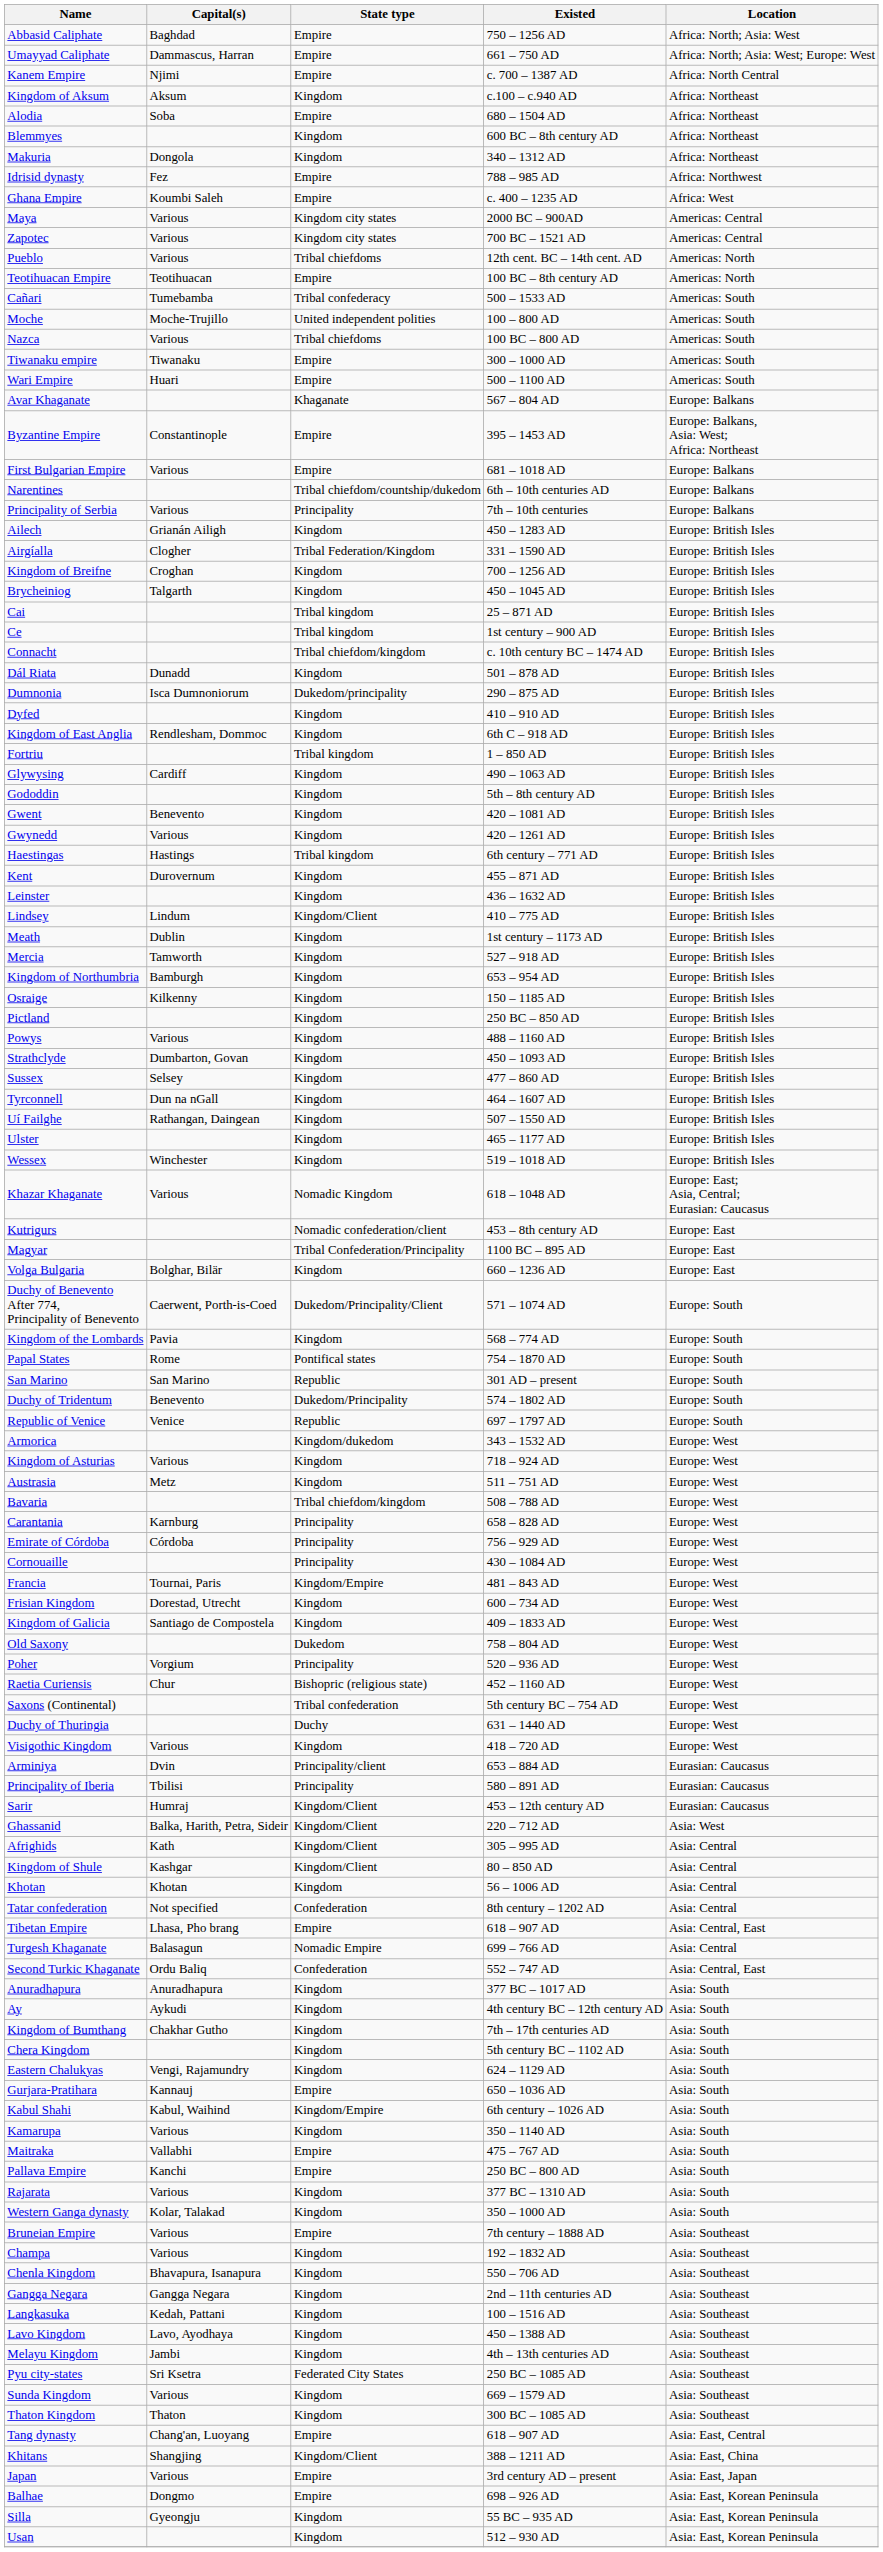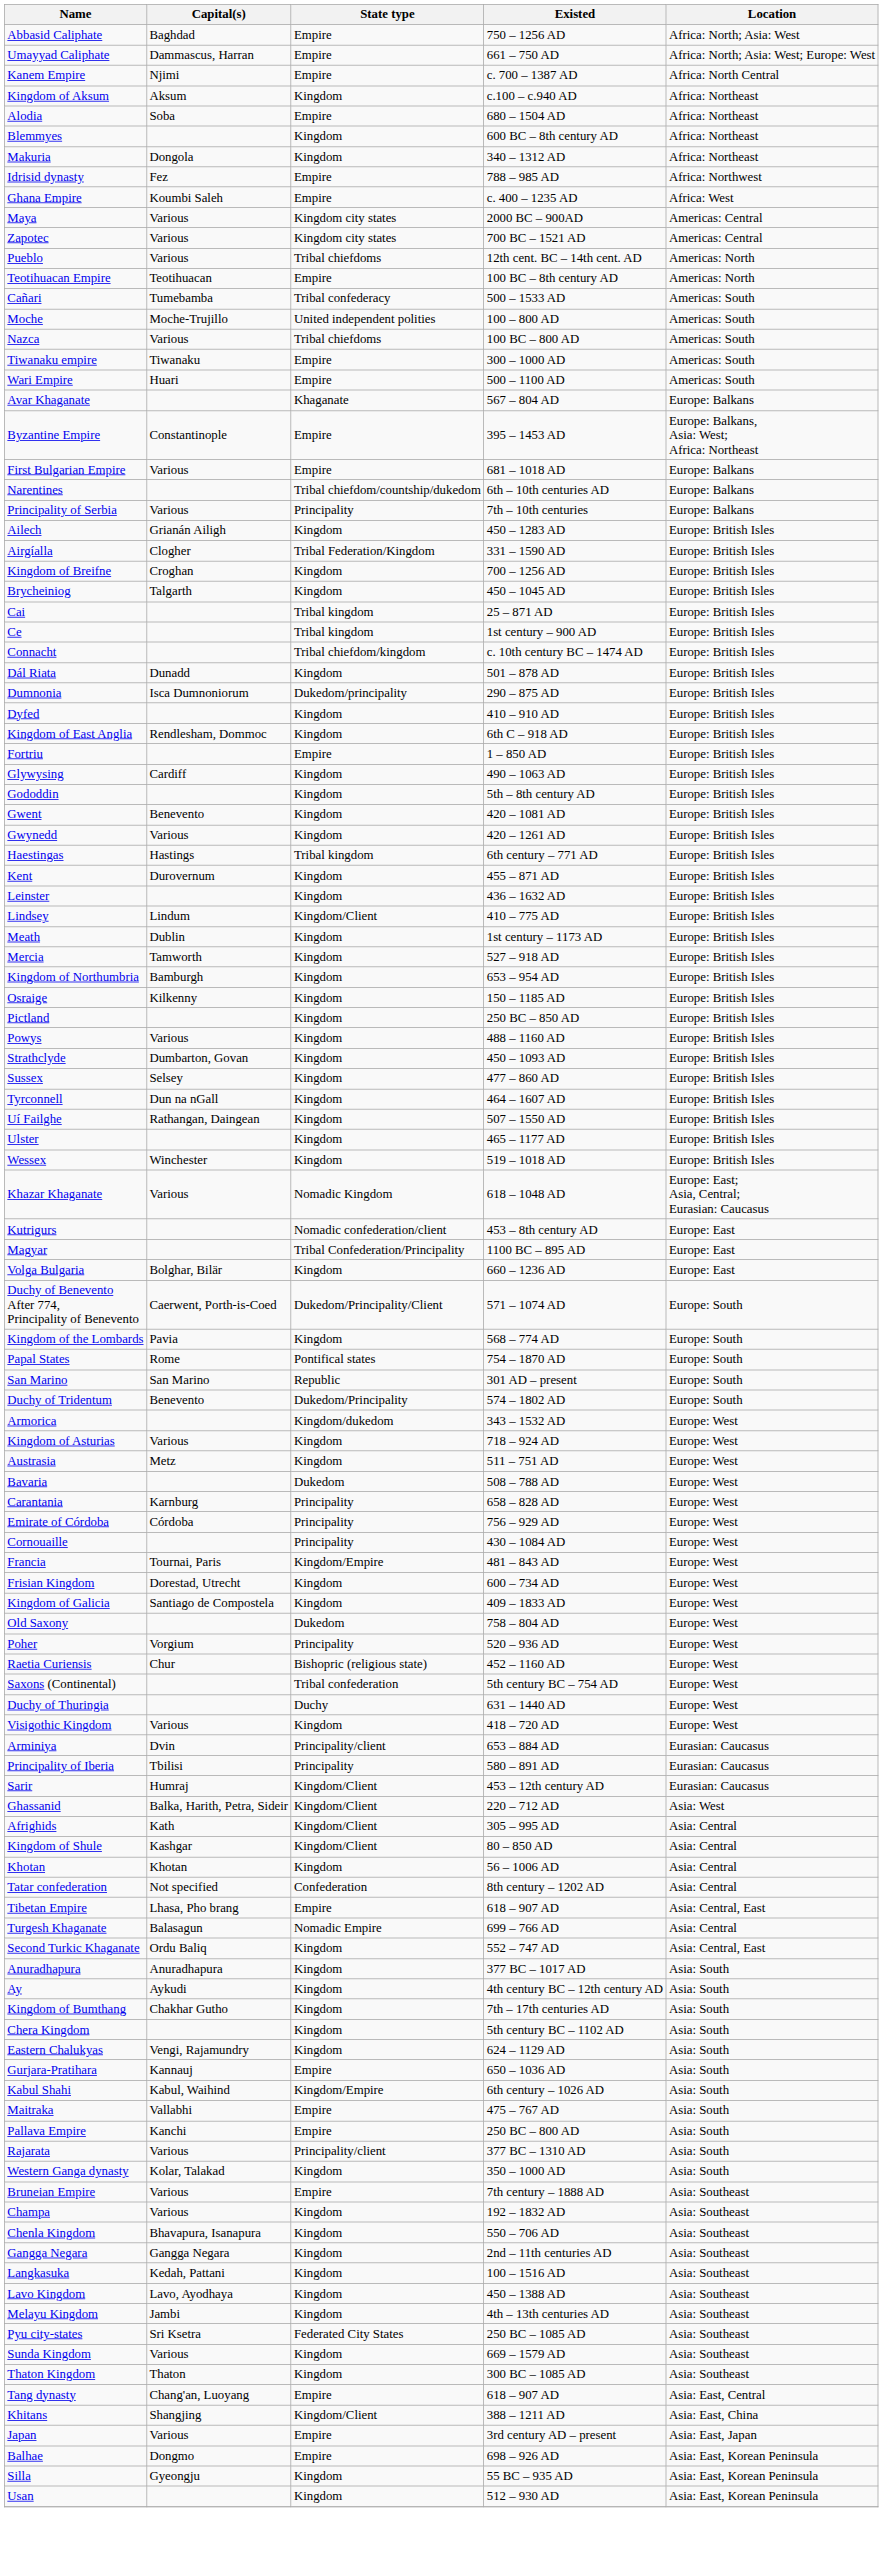(334, 753) Tribal kingdom -> (313, 753) Empire
- row: (56, 1420)
(360, 1501) Tribal chiefdom/kingdom -> (319, 1481) Dukedom
(331, 1968) Confederation -> (318, 1948) Kingdom
- row: (34, 2131)
(318, 2191) Kingdom -> (340, 2151) Principality/client
